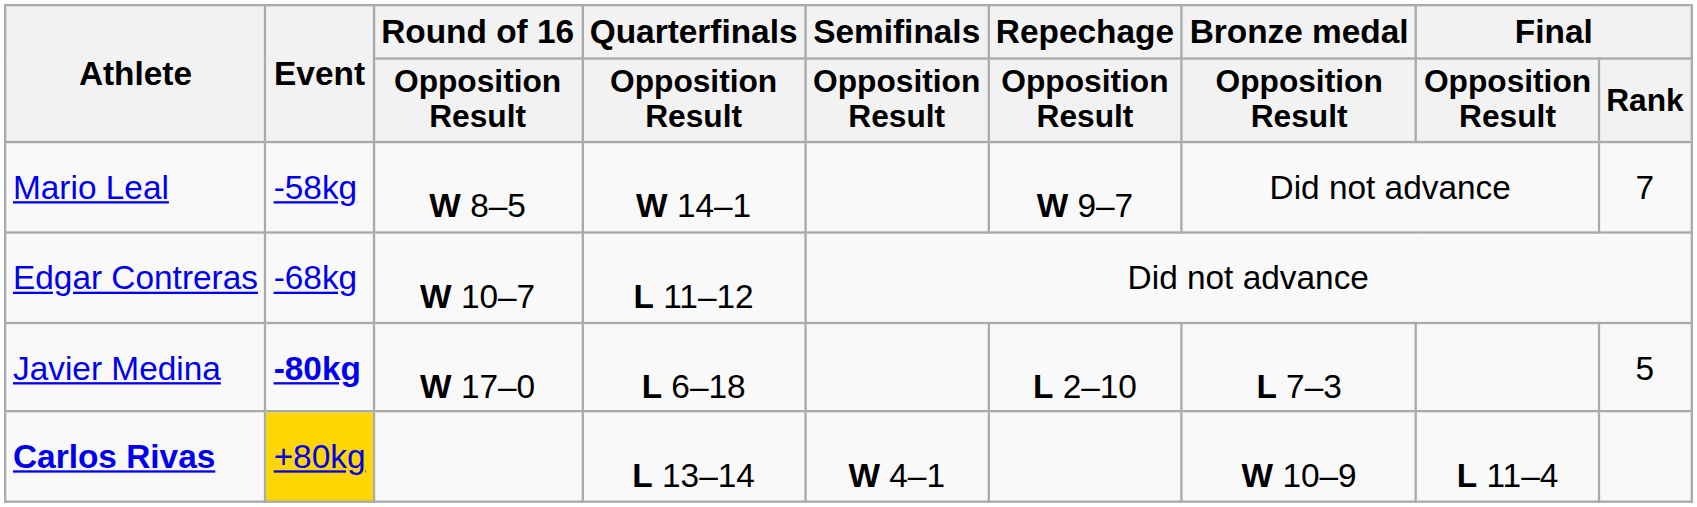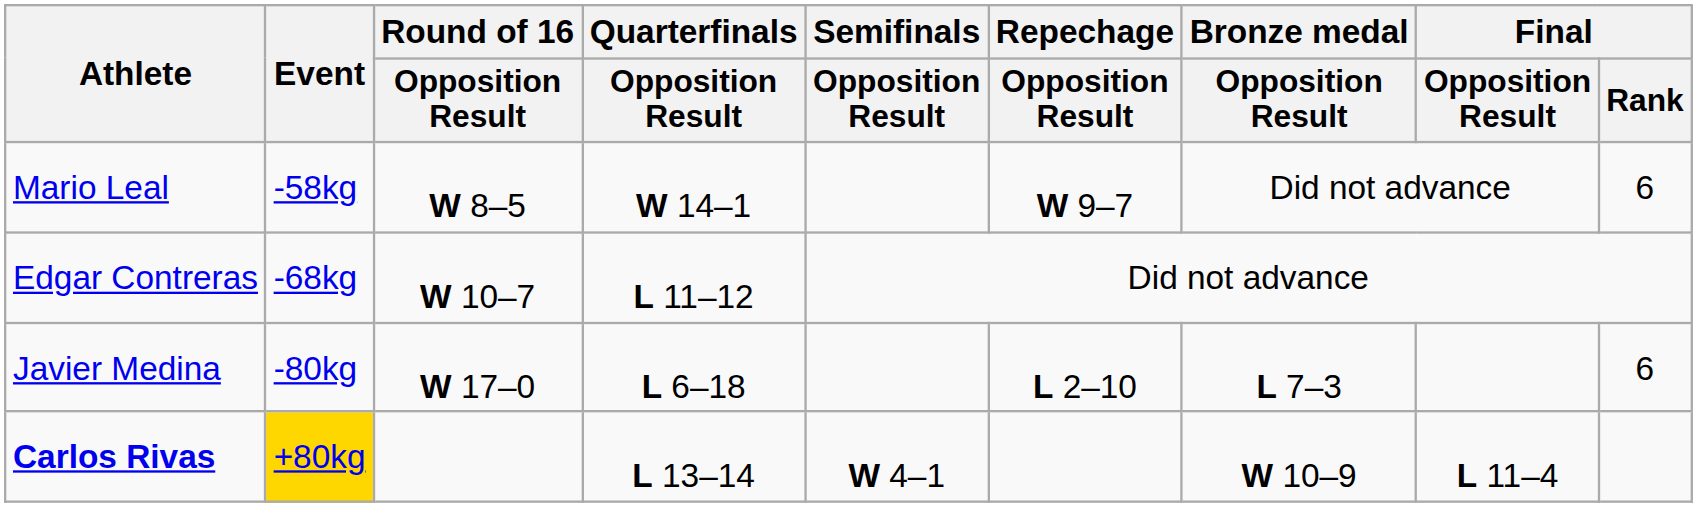(1645, 188) 7 -> (1645, 188) 6
(317, 368) bold -> (315, 368) normal
(1645, 368) 5 -> (1645, 368) 6
